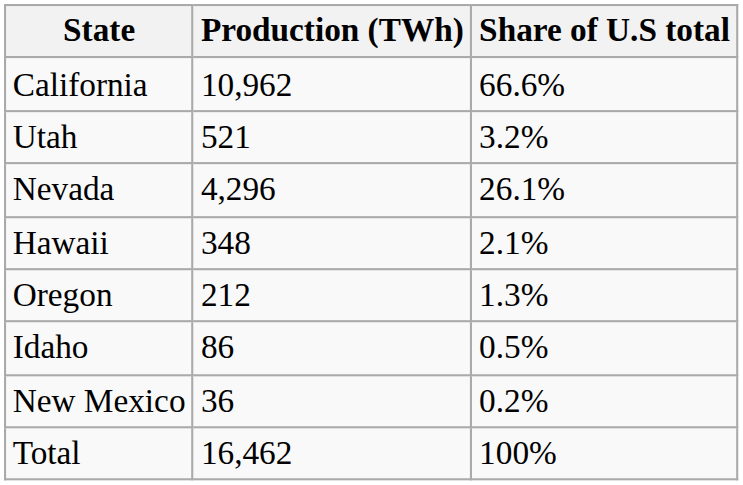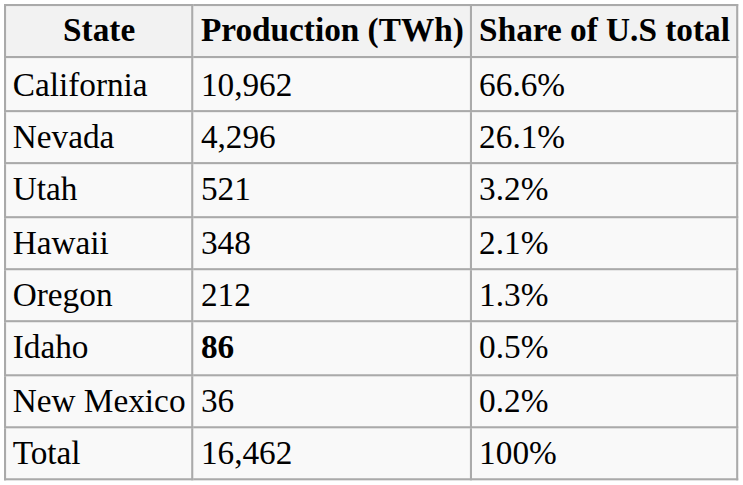rows swapped: (64, 189) <-> (45, 136)
(218, 347) normal -> (218, 347) bold
